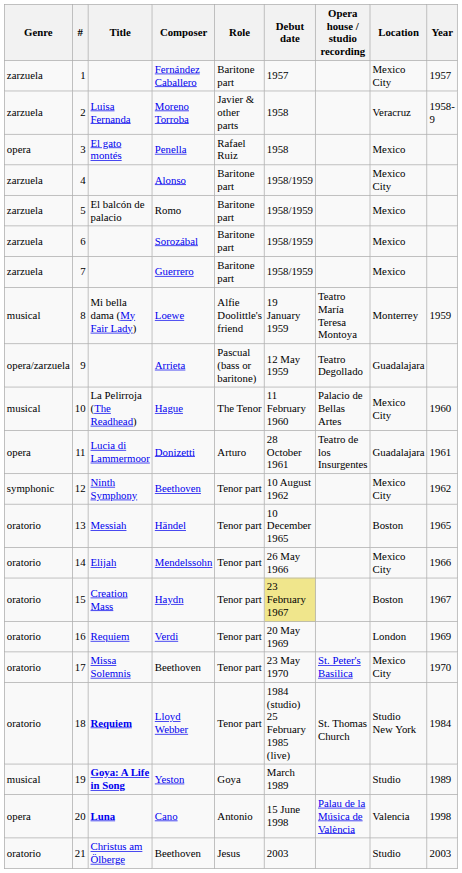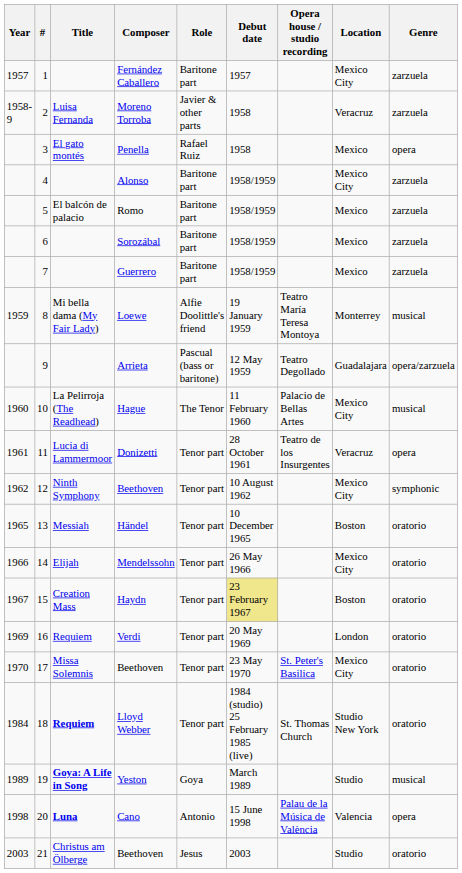columns swapped: (442, 32) <-> (38, 32)
(232, 452) Arturo -> (202, 452) Tenor part
(399, 452) Guadalajara -> (354, 452) Veracruz
